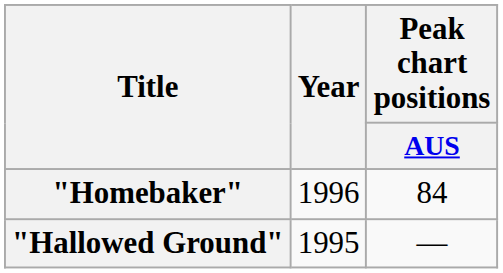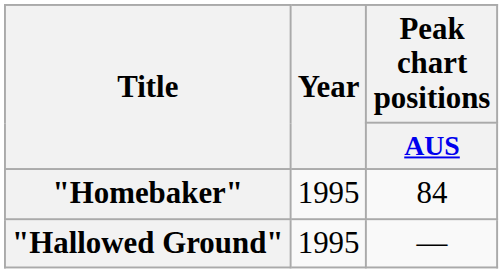(329, 193) 1996 -> (329, 193) 1995
